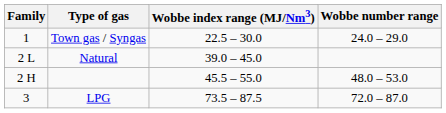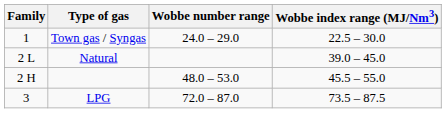columns swapped: (233, 16) <-> (379, 16)
